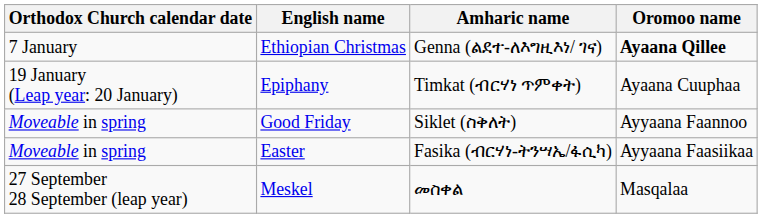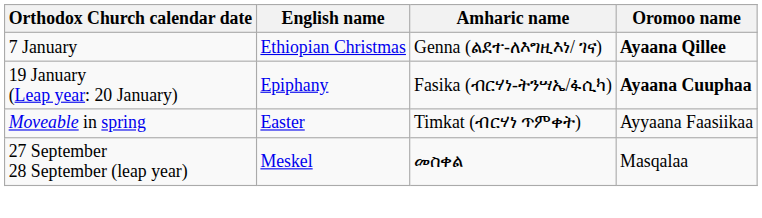(498, 84) Timkat (ብርሃነ ጥምቀት) -> (513, 84) Fasika (ብርሃነ-ትንሣኤ/ፋሲካ)
(680, 84) normal -> (686, 84) bold
- row: (306, 123)
(513, 151) Fasika (ብርሃነ-ትንሣኤ/ፋሲካ) -> (498, 123) Timkat (ብርሃነ ጥምቀት)
